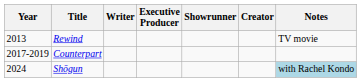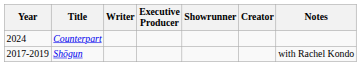- row: (68, 38)
(28, 54) 2017-2019 -> (16, 38) 2024
(16, 69) 2024 -> (28, 54) 2017-2019
(316, 69) lightblue background -> (316, 54) no background
